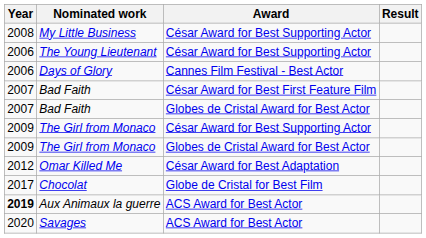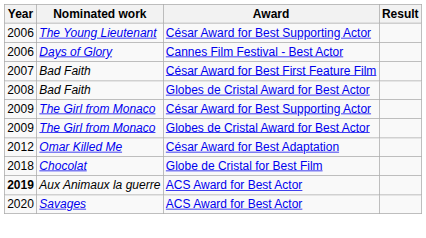- row: (88, 33)
(20, 109) 2007 -> (20, 90) 2008
(20, 185) 2017 -> (20, 166) 2018
